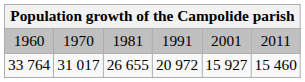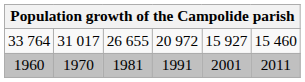rows swapped: (29, 41) <-> (29, 65)
